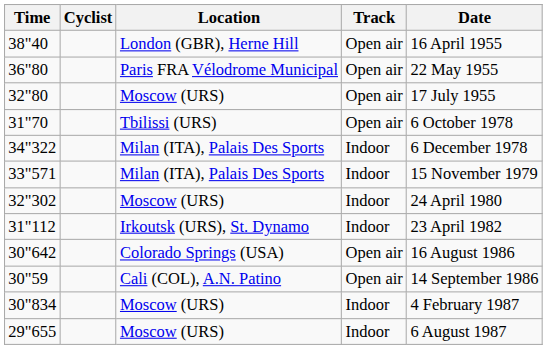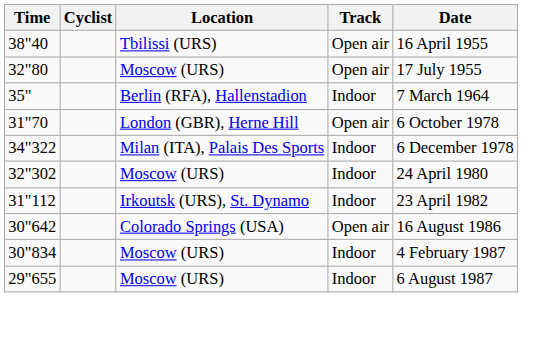(209, 43) London (GBR), Herne Hill -> (168, 43) Tbilissi (URS)
- row: (28, 69)
+ row: (20, 95)
(168, 122) Tbilissi (URS) -> (209, 122) London (GBR), Herne Hill
- row: (32, 174)
- row: (28, 278)
